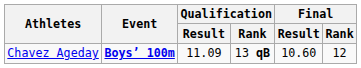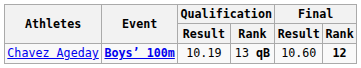(204, 53) 11.09 -> (204, 53) 10.19
(340, 53) normal -> (340, 53) bold
